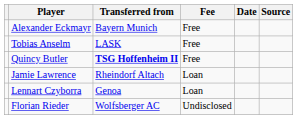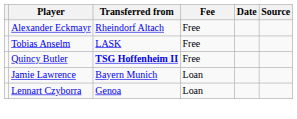(126, 28) Bayern Munich -> (130, 28) Rheindorf Altach
(130, 75) Rheindorf Altach -> (126, 75) Bayern Munich
- row: (40, 106)
